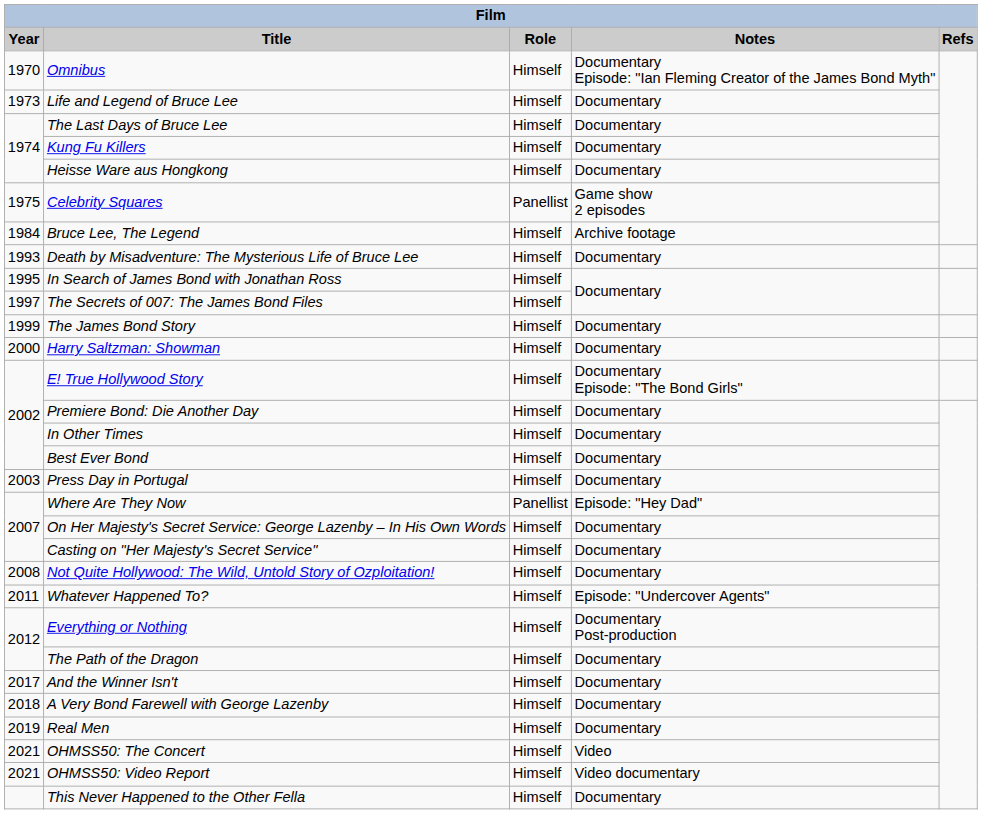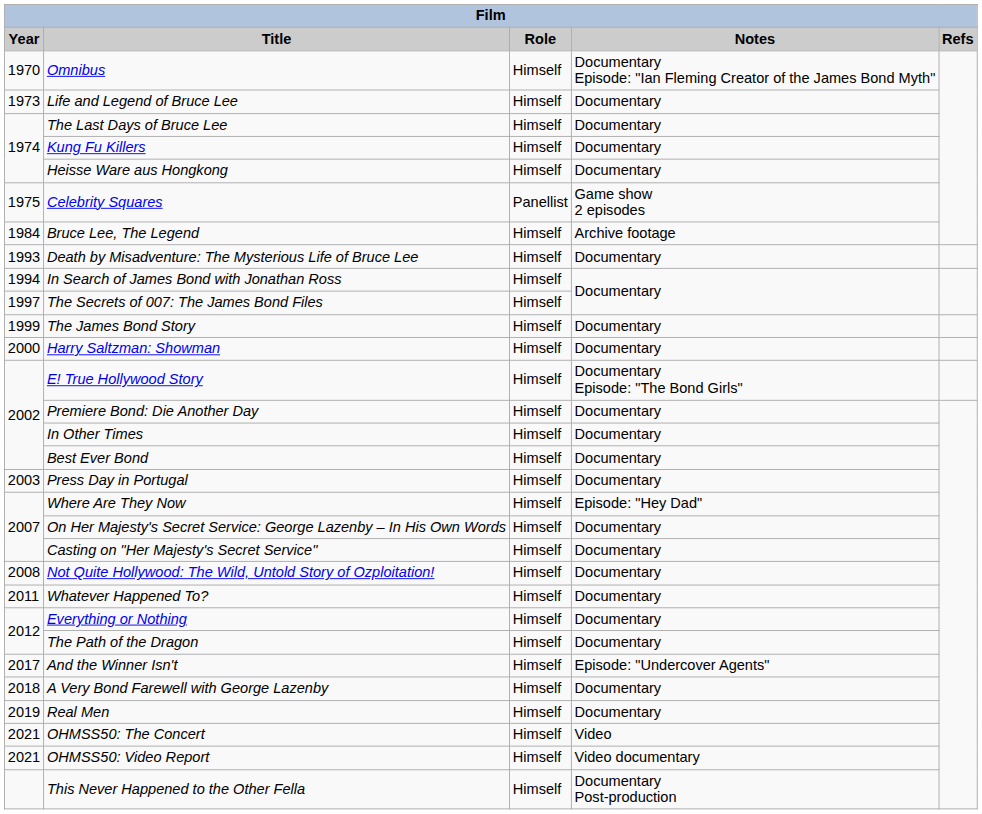(24, 279) 1995 -> (24, 279) 1994
(540, 503) Panellist -> (537, 503) Himself
(672, 596) Episode: "Undercover Agents" -> (618, 596) Documentary
(626, 627) Documentary Post-production -> (618, 619) Documentary
(618, 681) Documentary -> (672, 665) Episode: "Undercover Agents"
(618, 797) Documentary -> (626, 789) Documentary Post-production
